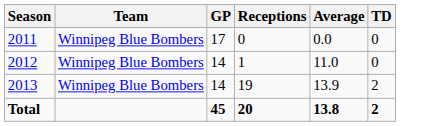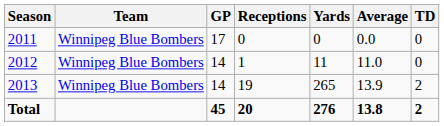+ column: (332, 16)
